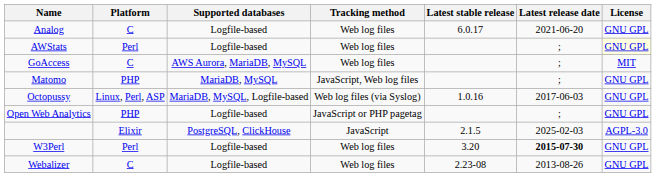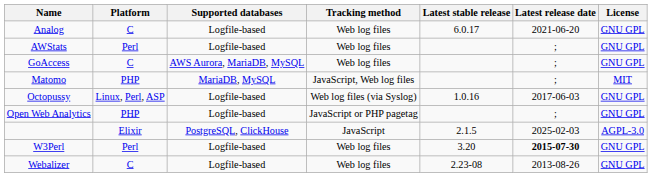(627, 46) lightyellow background -> (623, 46) no background
(627, 62) MIT -> (623, 62) GNU GPL
(627, 79) GNU GPL -> (623, 79) MIT
(239, 96) MariaDB, MySQL, Logfile-based -> (237, 96) Logfile-based
